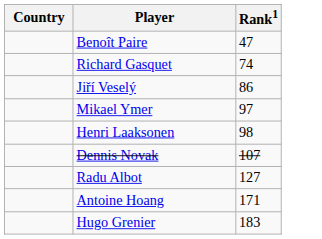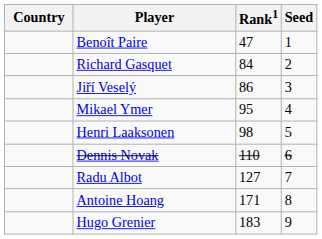+ column: (299, 17)
(246, 64) 74 -> (246, 64) 84
(246, 109) 97 -> (246, 109) 95
(250, 155) 107 -> (249, 155) 110
